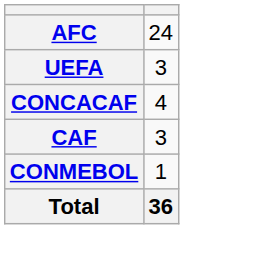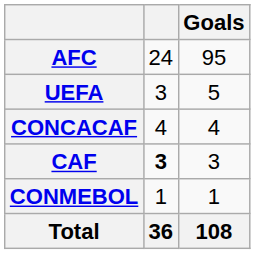+ column: (214, 22)
(161, 137) normal -> (161, 162) bold
